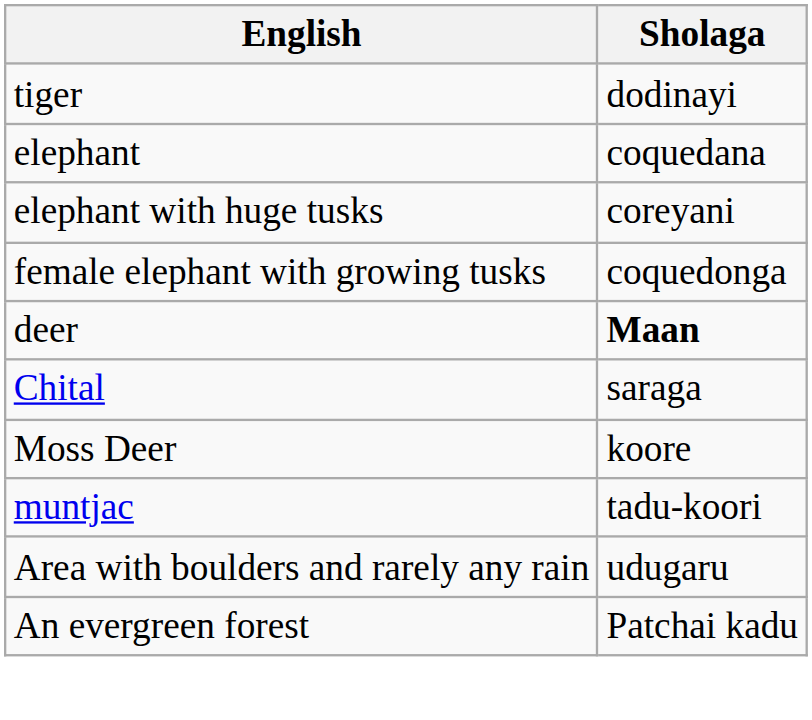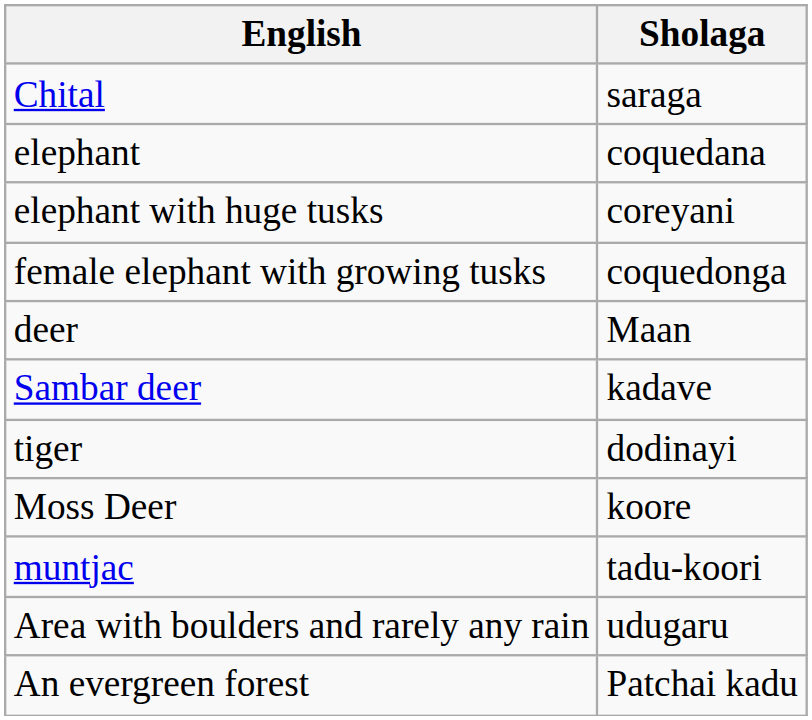rows swapped: (48, 93) <-> (59, 388)
(653, 329) bold -> (649, 329) normal
+ row: (107, 388)
